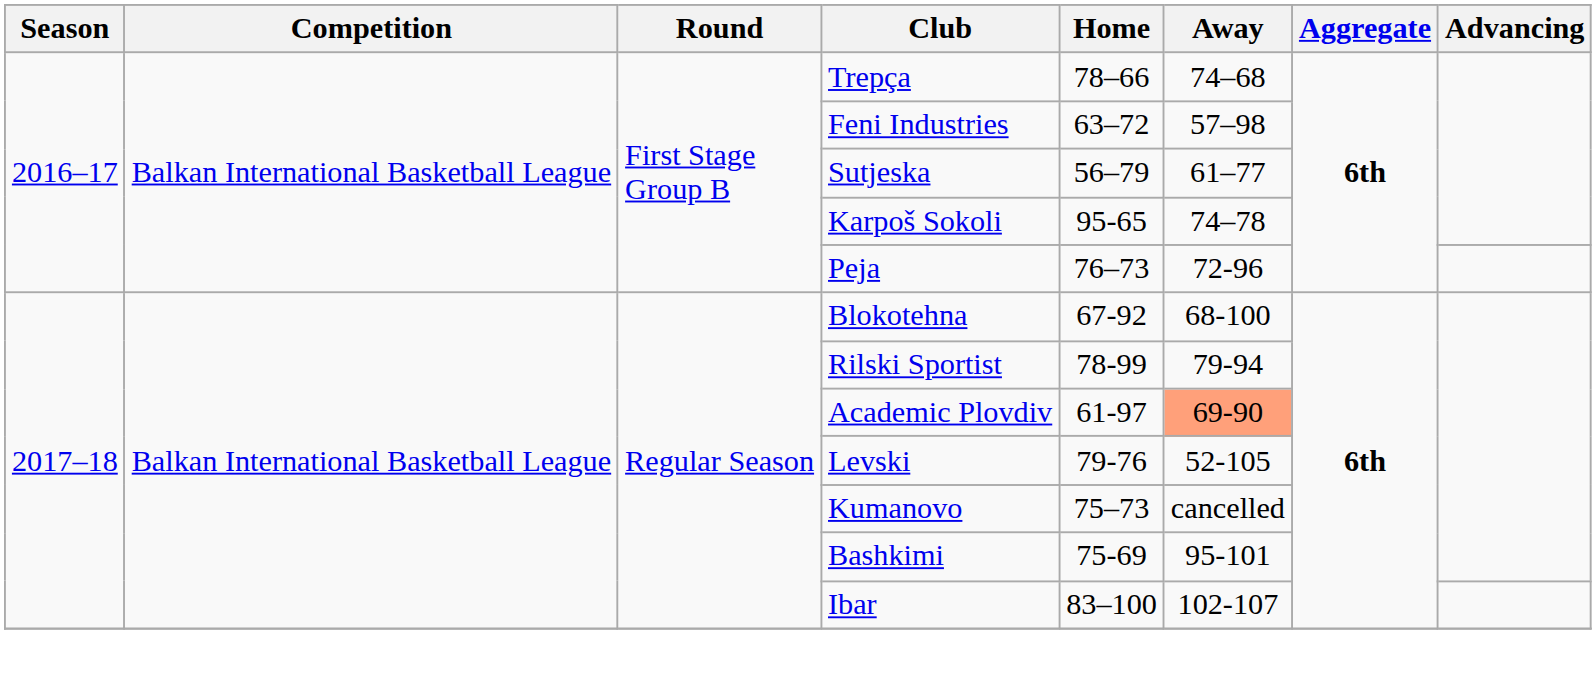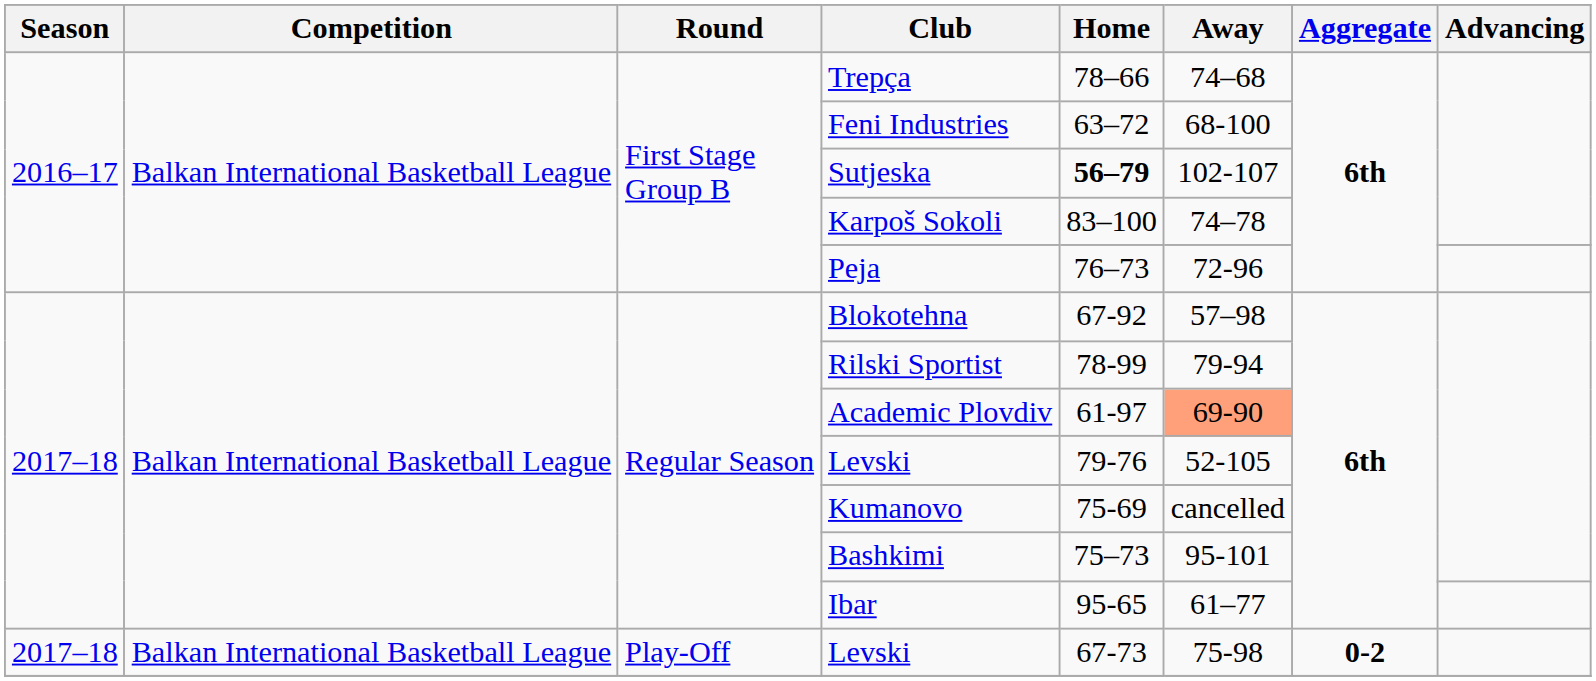(1228, 124) 57–98 -> (1228, 124) 68-100
(1112, 172) normal -> (1112, 172) bold
(1228, 172) 61–77 -> (1228, 172) 102-107
(1112, 220) 95-65 -> (1112, 220) 83–100
(1228, 316) 68-100 -> (1228, 316) 57–98
(1112, 508) 75–73 -> (1112, 508) 75-69
(1112, 556) 75-69 -> (1112, 556) 75–73
(1112, 603) 83–100 -> (1112, 603) 95-65
(1228, 603) 102-107 -> (1228, 603) 61–77
+ row: (678, 651)
